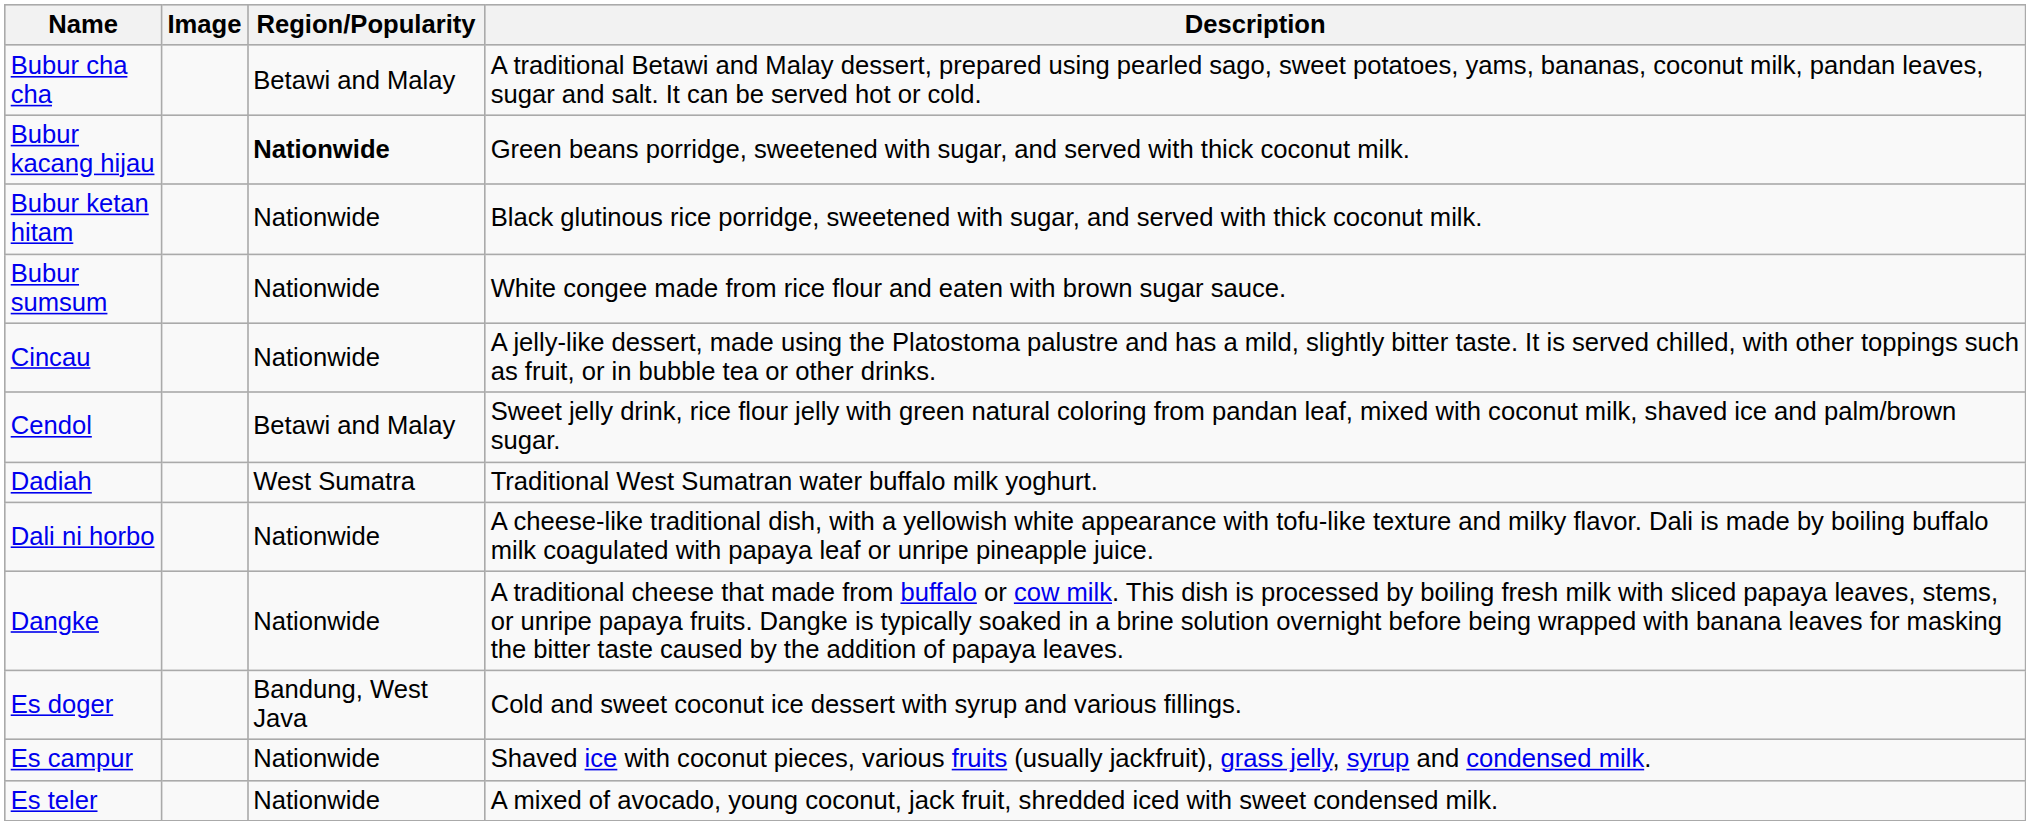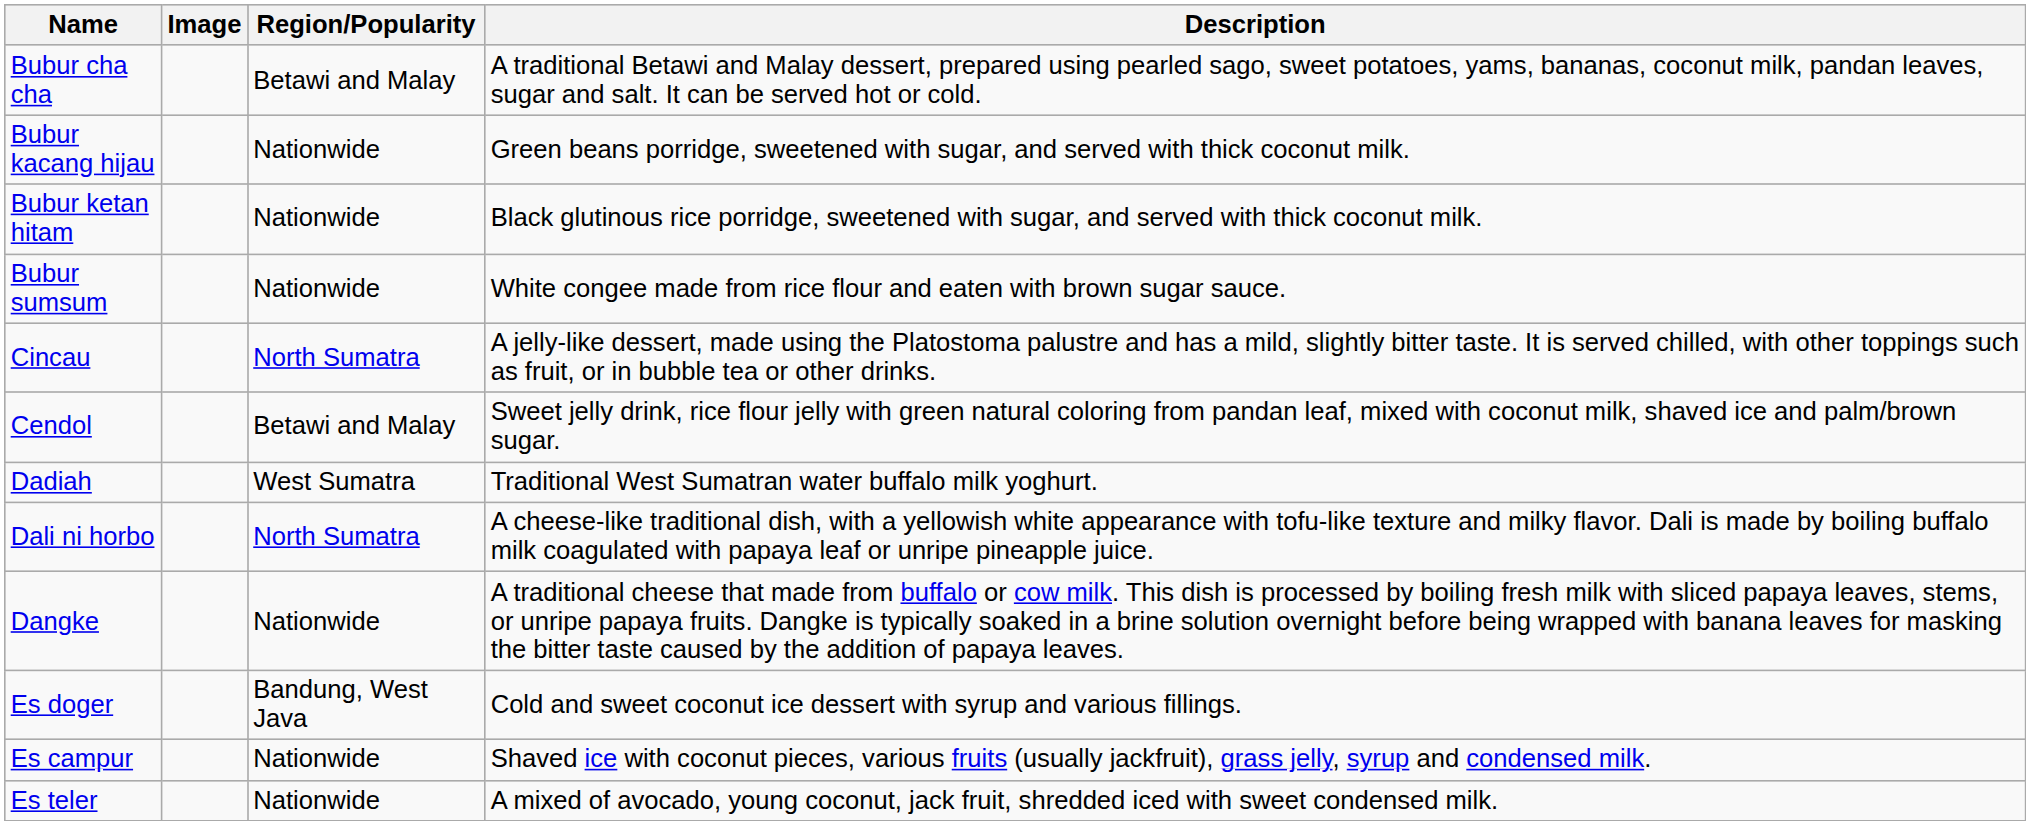(322, 149) bold -> (317, 149) normal
(317, 357) Nationwide -> (336, 357) North Sumatra
(317, 536) Nationwide -> (336, 536) North Sumatra
